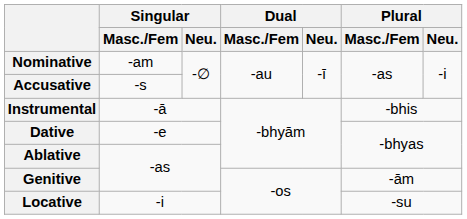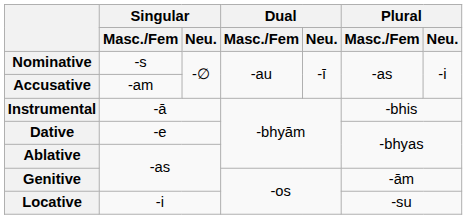(141, 62) -am -> (141, 62) -s
(141, 86) -s -> (141, 86) -am
